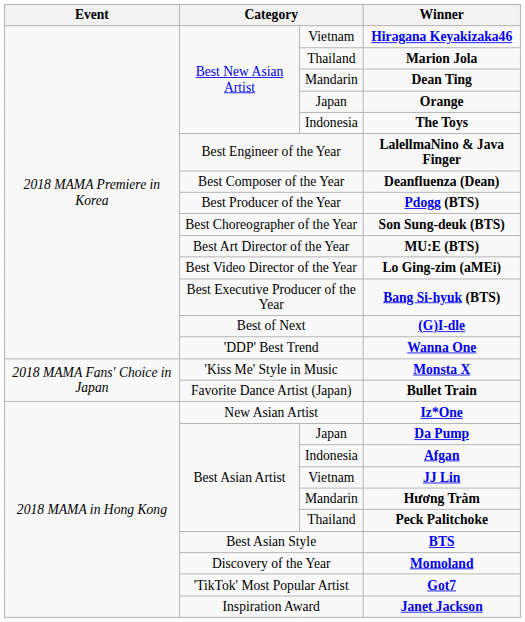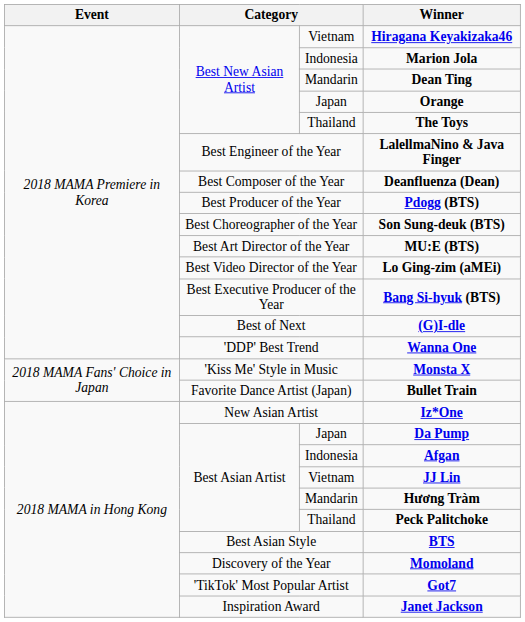(331, 58) Thailand -> (331, 58) Indonesia
(331, 123) Indonesia -> (331, 123) Thailand
